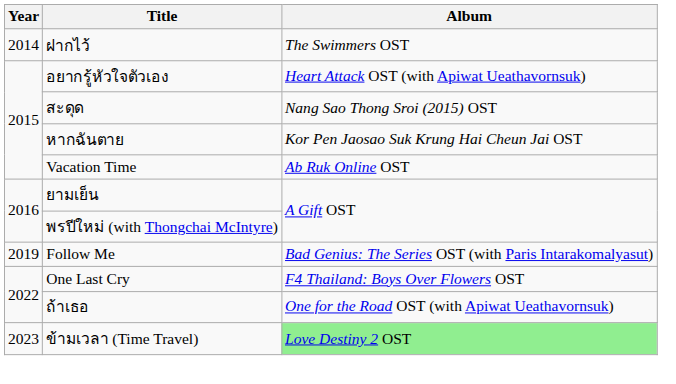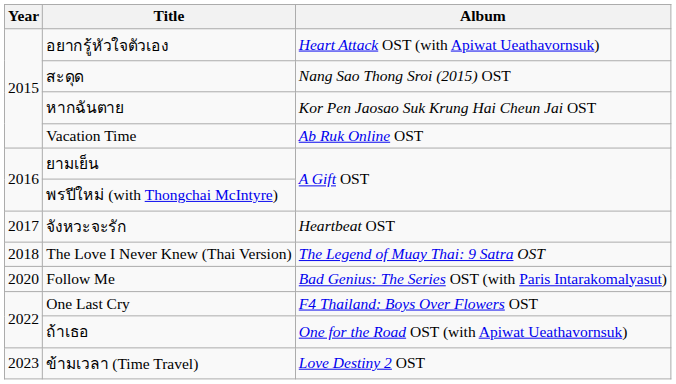- row: (68, 45)
+ row: (87, 226)
+ row: (169, 254)
(24, 254) 2019 -> (24, 279) 2020
(348, 338) lightgreen background -> (362, 363) no background
